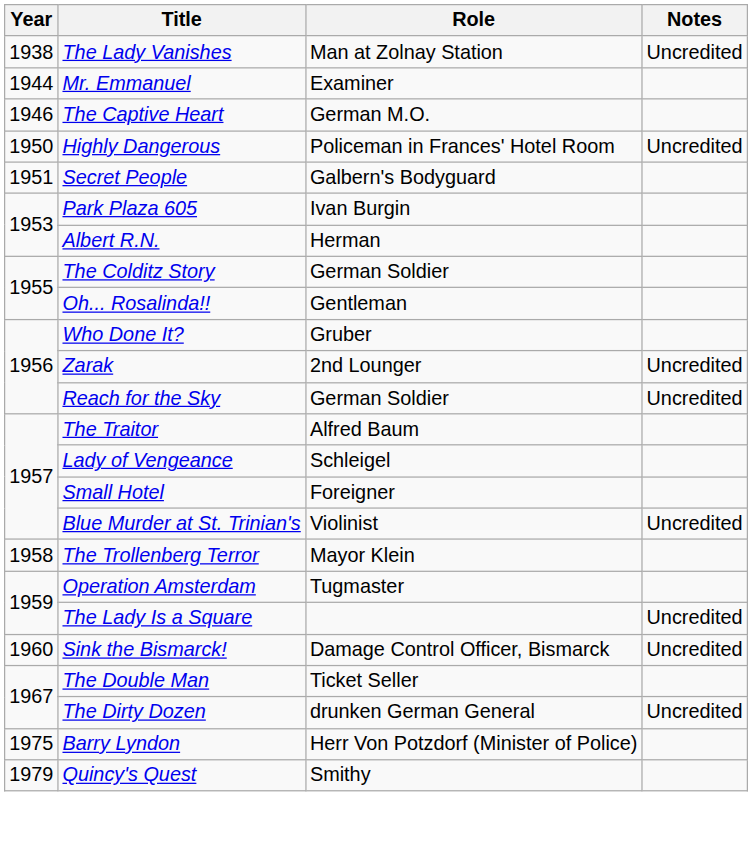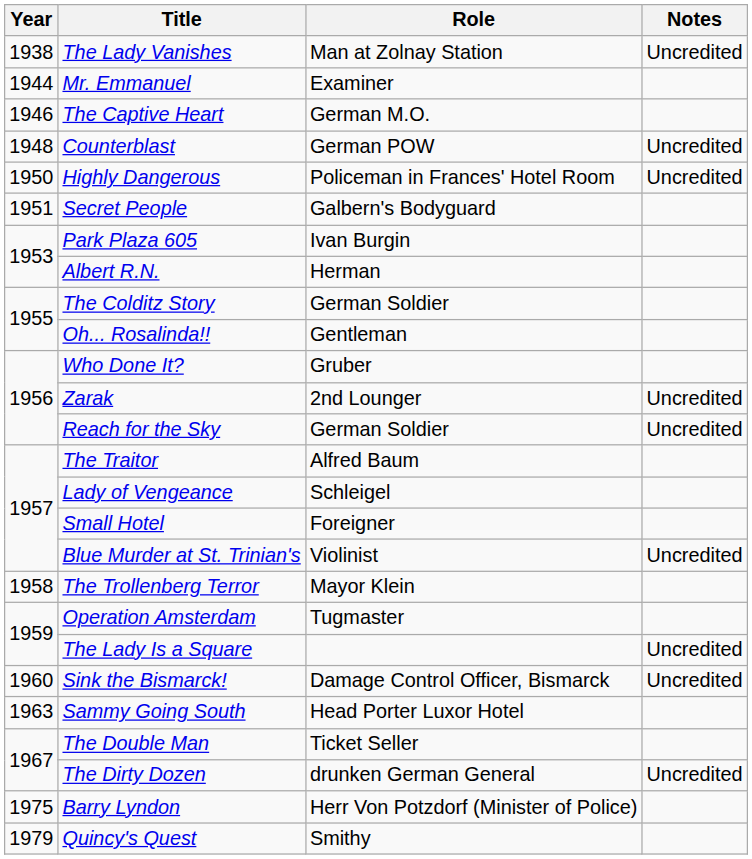+ row: (119, 146)
+ row: (154, 712)
